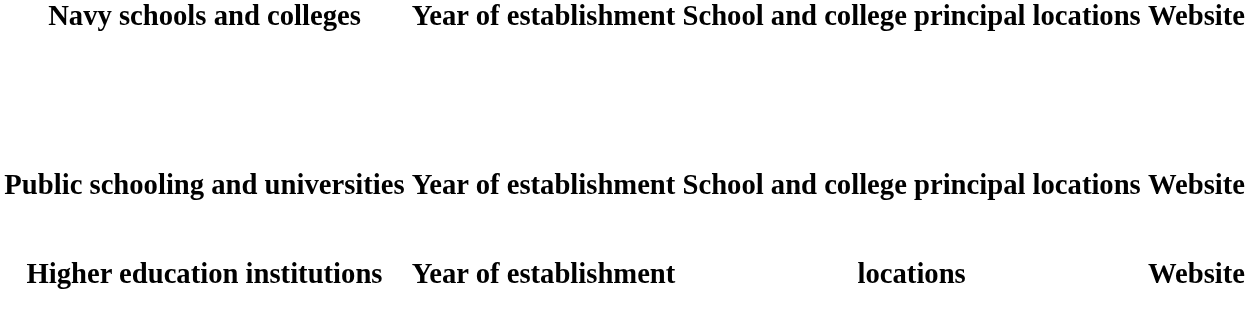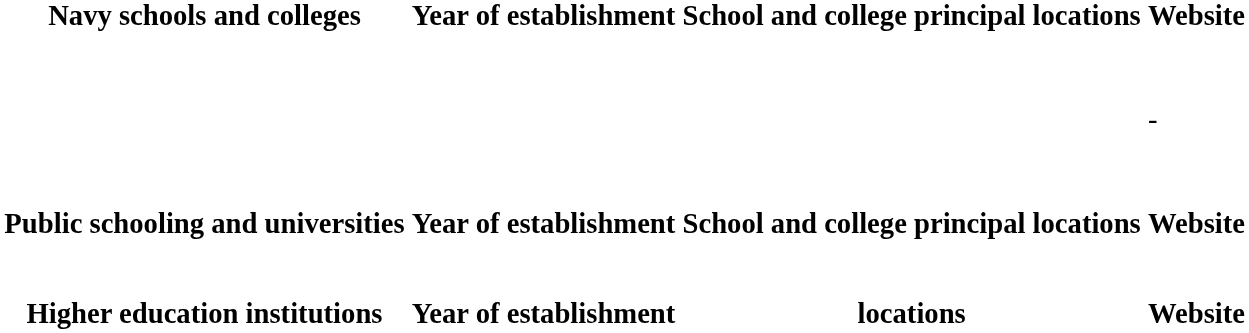+ row: (204, 120)
